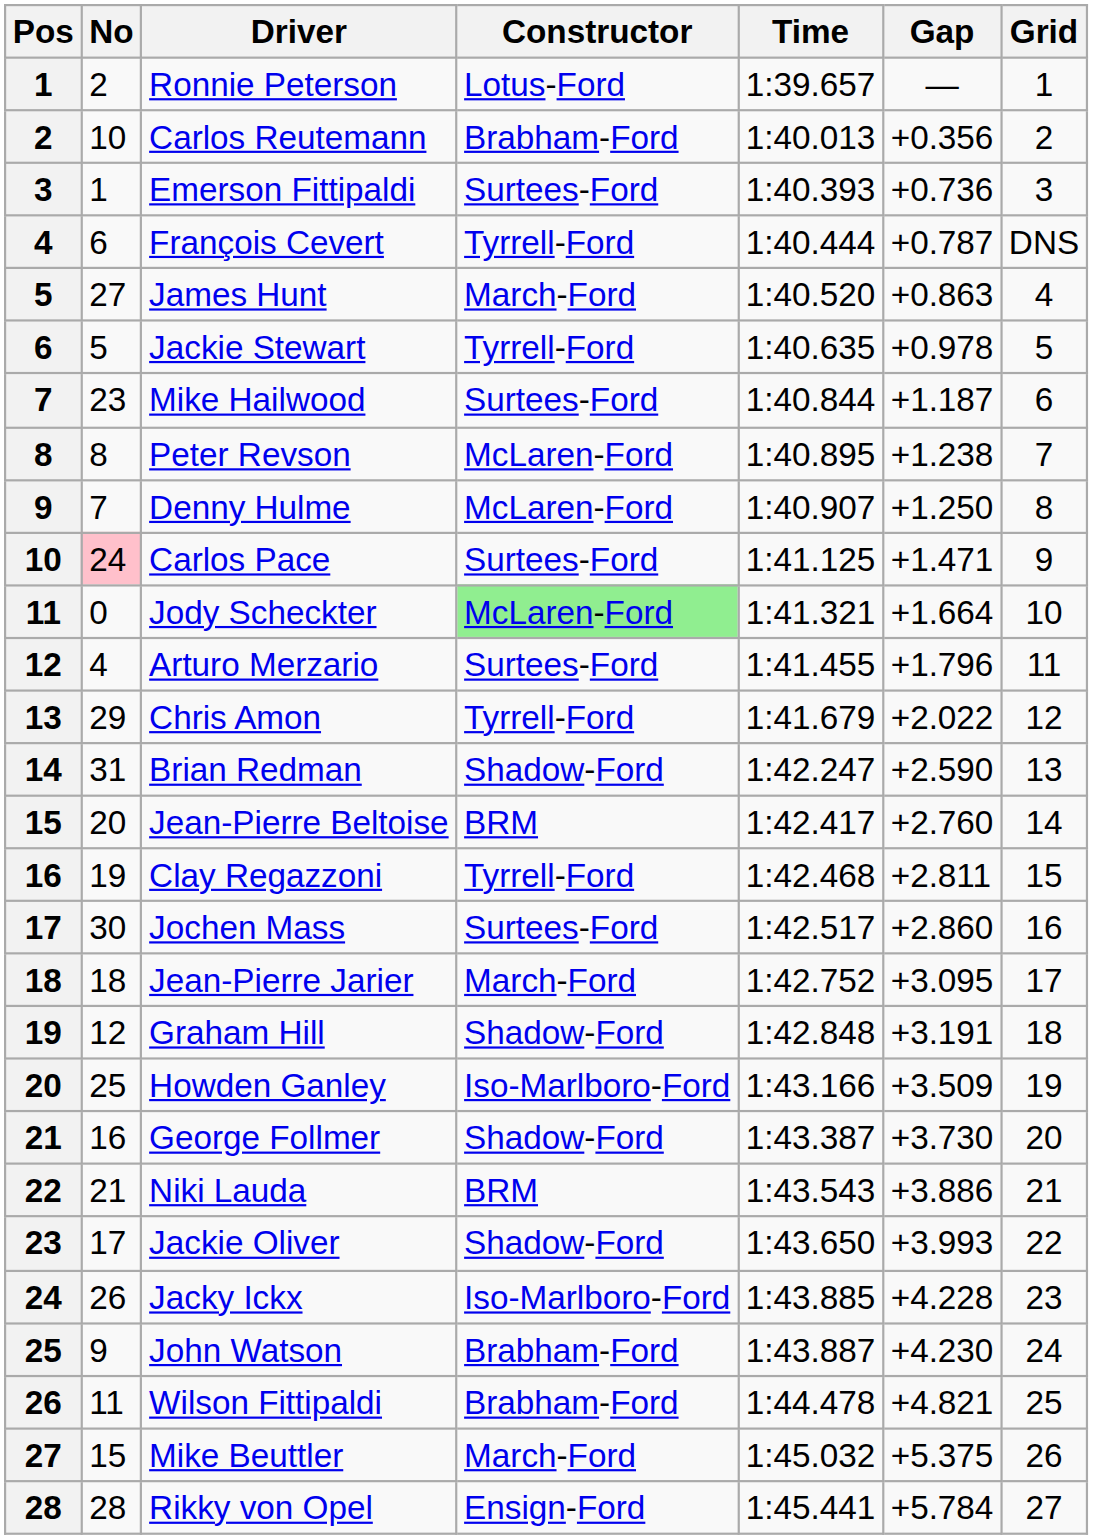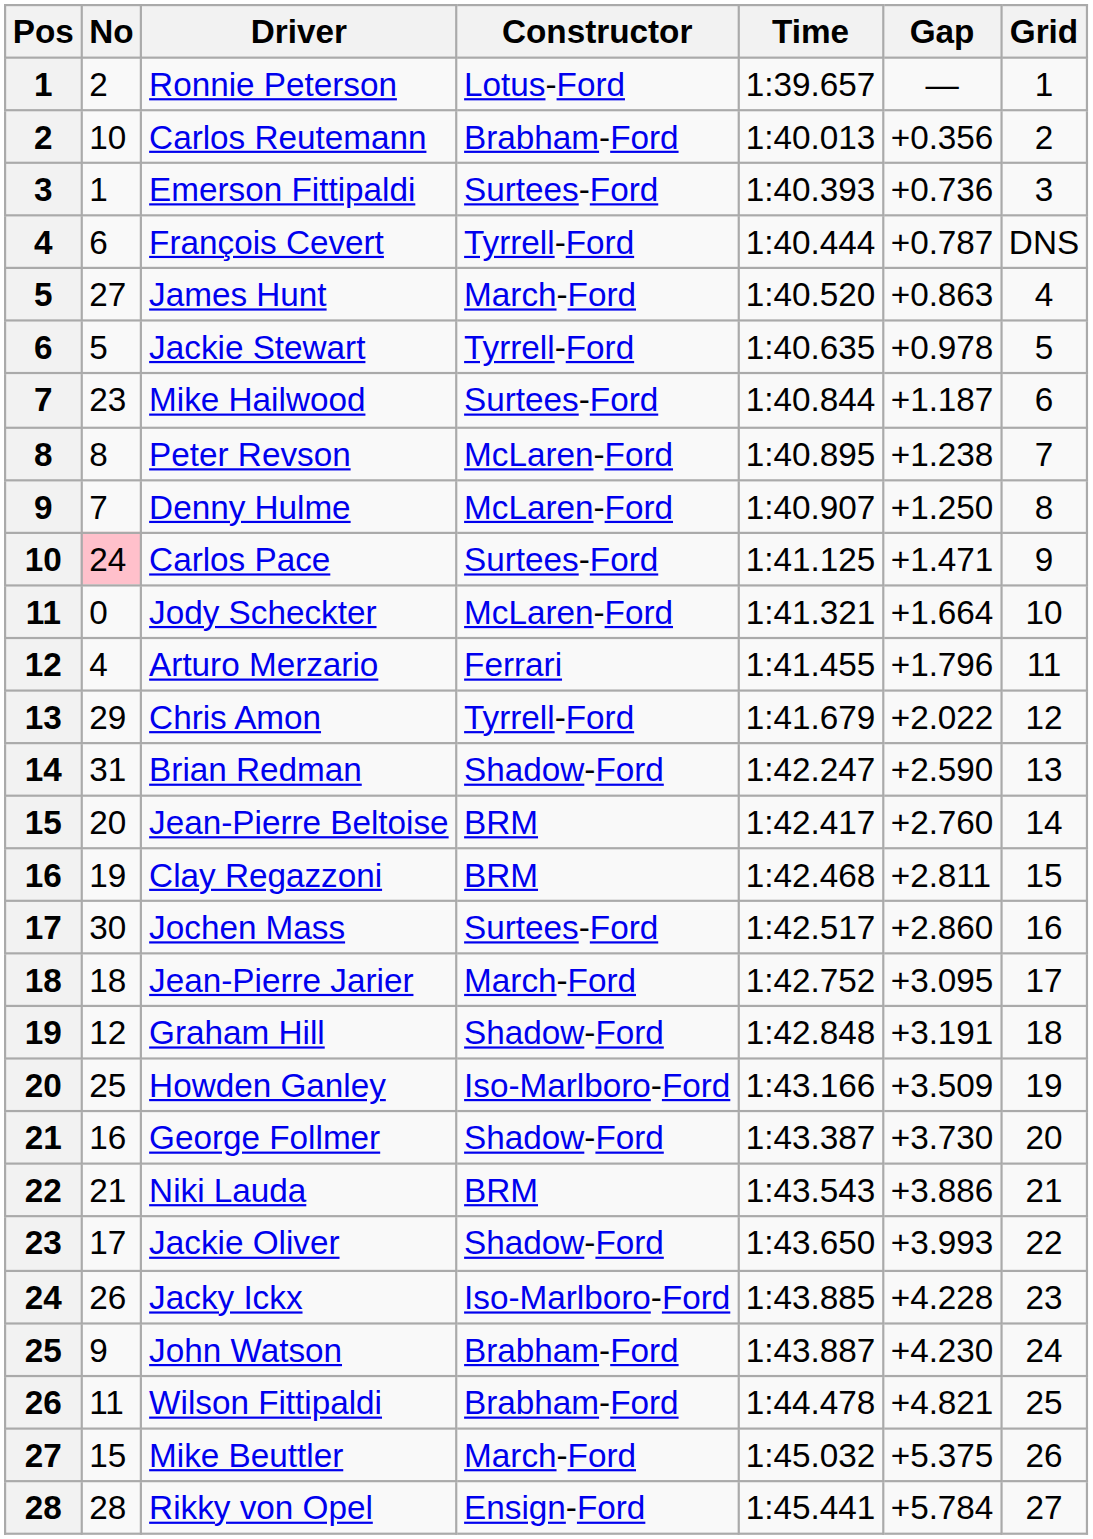(569, 611) lightgreen background -> (569, 611) no background
(561, 664) Surtees-Ford -> (513, 664) Ferrari
(549, 875) Tyrrell-Ford -> (501, 875) BRM
